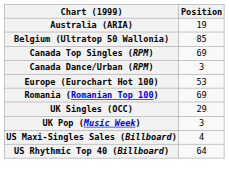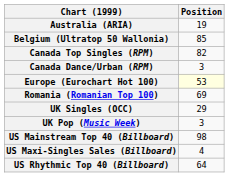(202, 53) 69 -> (202, 53) 82
(202, 81) no background -> (202, 81) lightyellow background
+ row: (92, 137)
